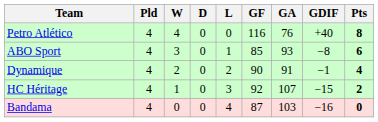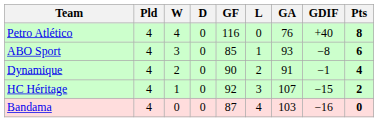columns swapped: (229, 13) <-> (257, 13)
